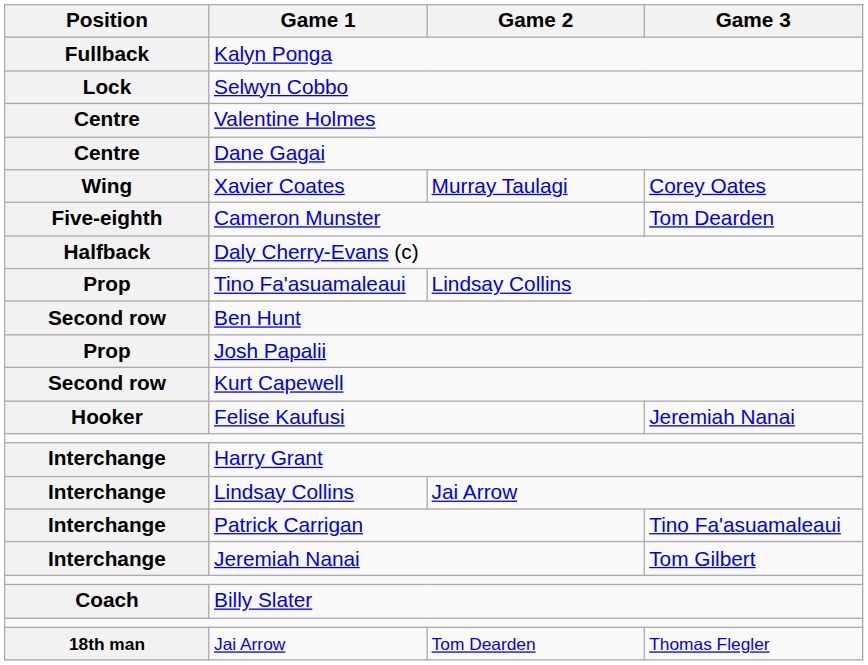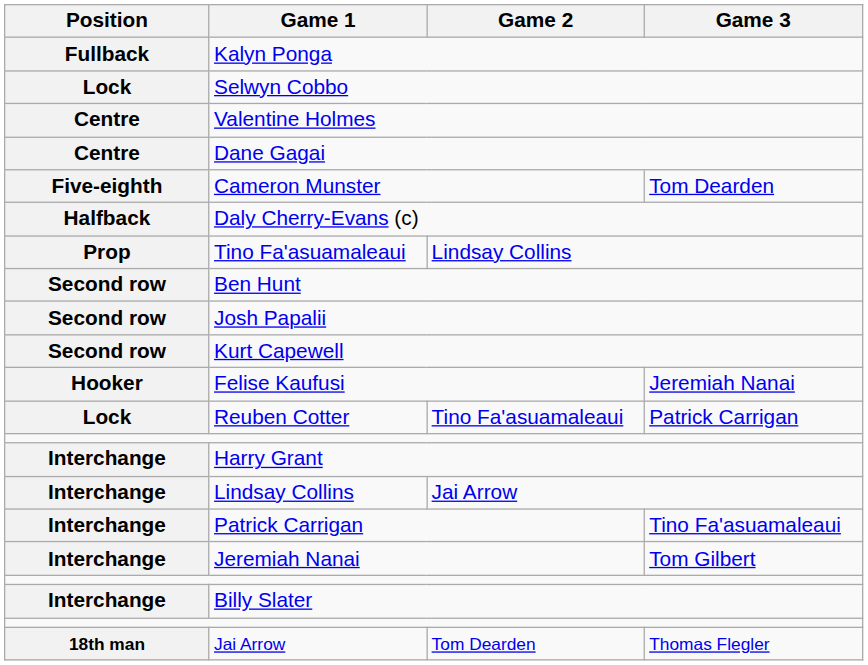- row: (279, 185)
(107, 350) Prop -> (107, 317) Second row
+ row: (282, 416)
(107, 600) Coach -> (107, 600) Interchange
